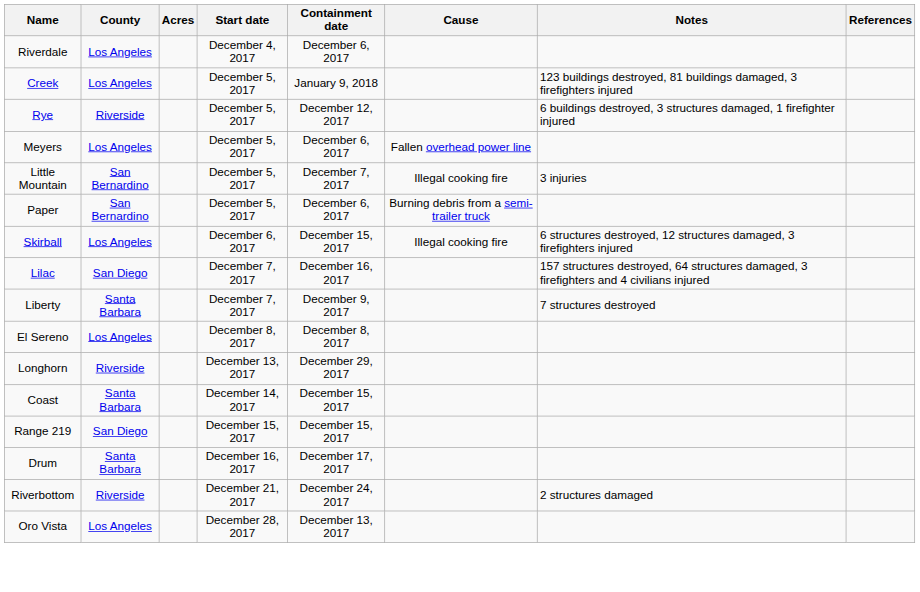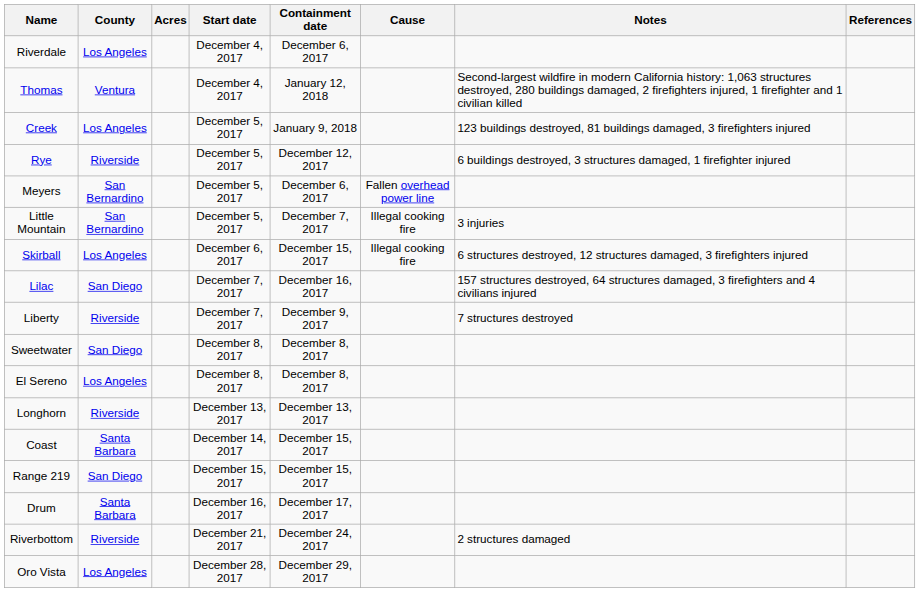+ row: (41, 90)
(120, 146) Los Angeles -> (115, 191) San Bernardino
- row: (43, 210)
(120, 305) Santa Barbara -> (115, 318) Riverside
+ row: (41, 350)
(336, 368) December 29, 2017 -> (315, 413) December 13, 2017
(336, 526) December 13, 2017 -> (315, 571) December 29, 2017
